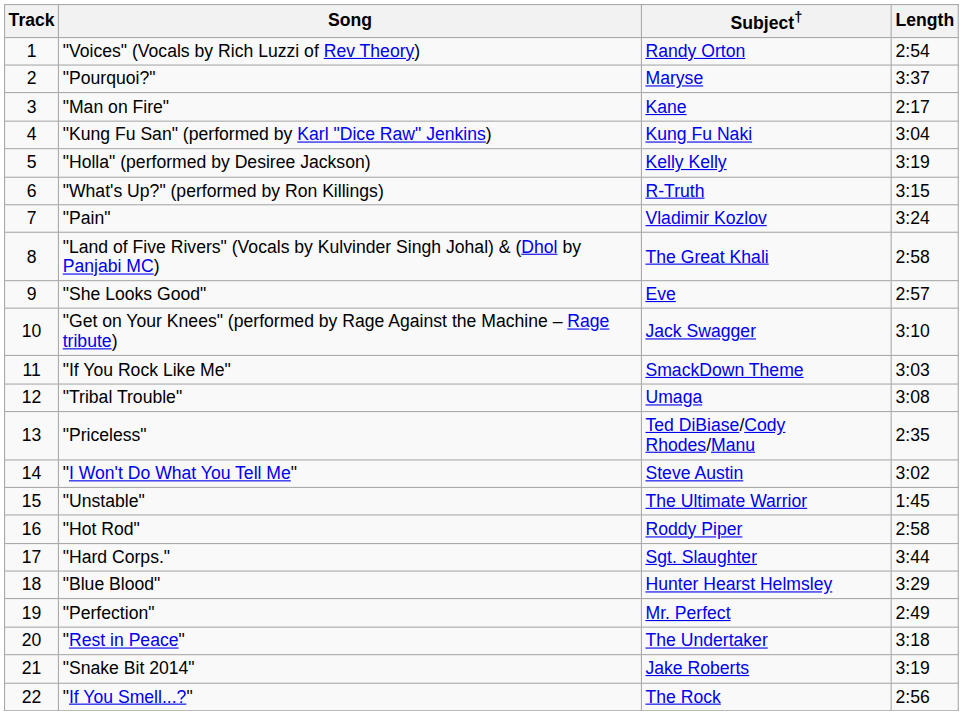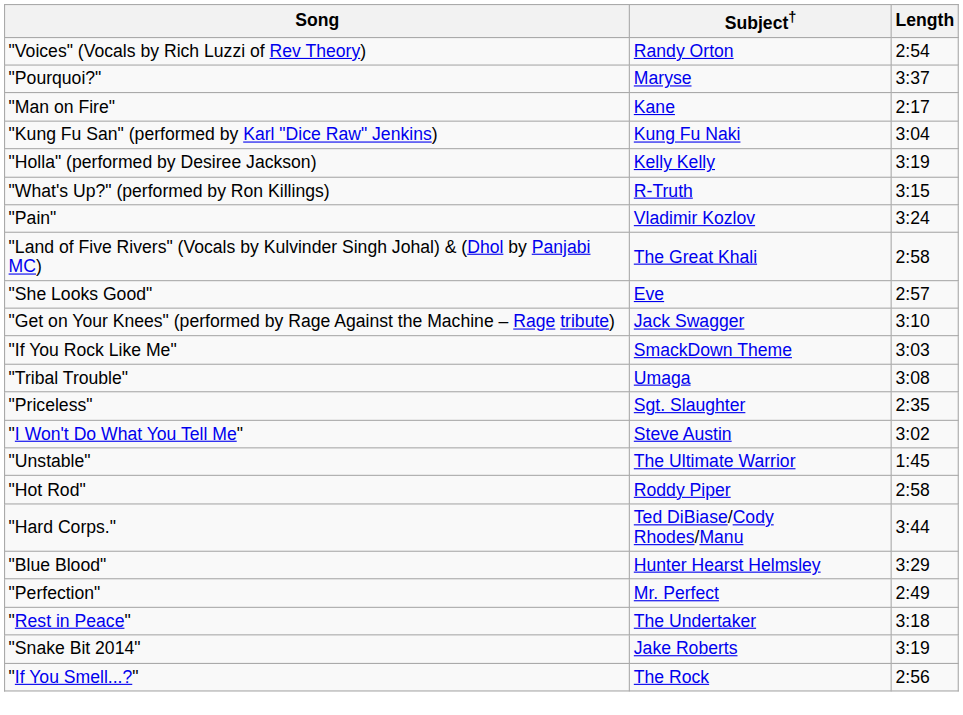- column: (32, 20)
(715, 435) Ted DiBiase/Cody Rhodes/Manu -> (690, 405) Sgt. Slaughter
(701, 557) Sgt. Slaughter -> (704, 527) Ted DiBiase/Cody Rhodes/Manu
